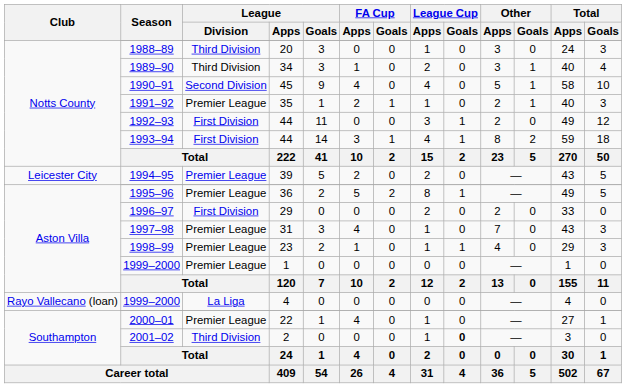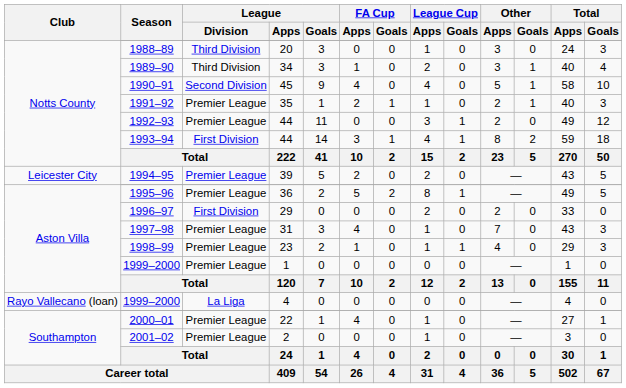(226, 121) First Division -> (226, 121) Premier League
(226, 337) Third Division -> (226, 337) Premier League
(462, 337) bold -> (462, 337) normal
